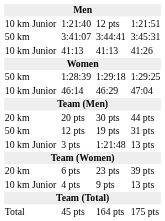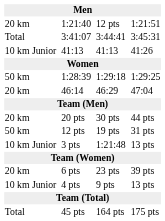(31, 23) 10 km Junior -> (18, 23) 20 km
(18, 37) 50 km -> (15, 37) Total
(31, 91) 10 km Junior -> (17, 91) 20 km
